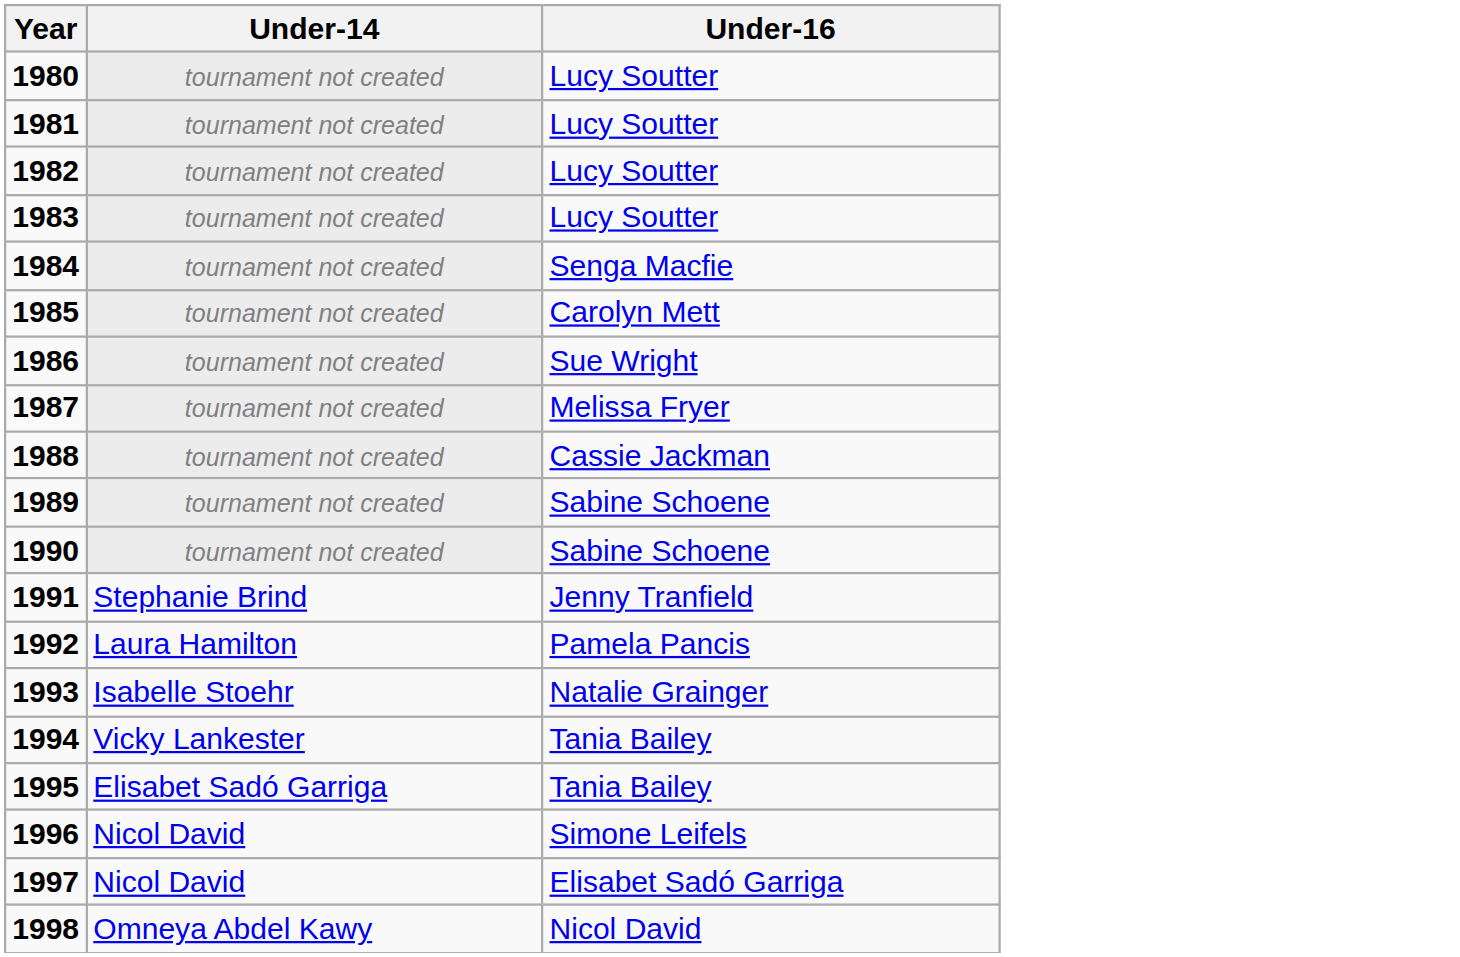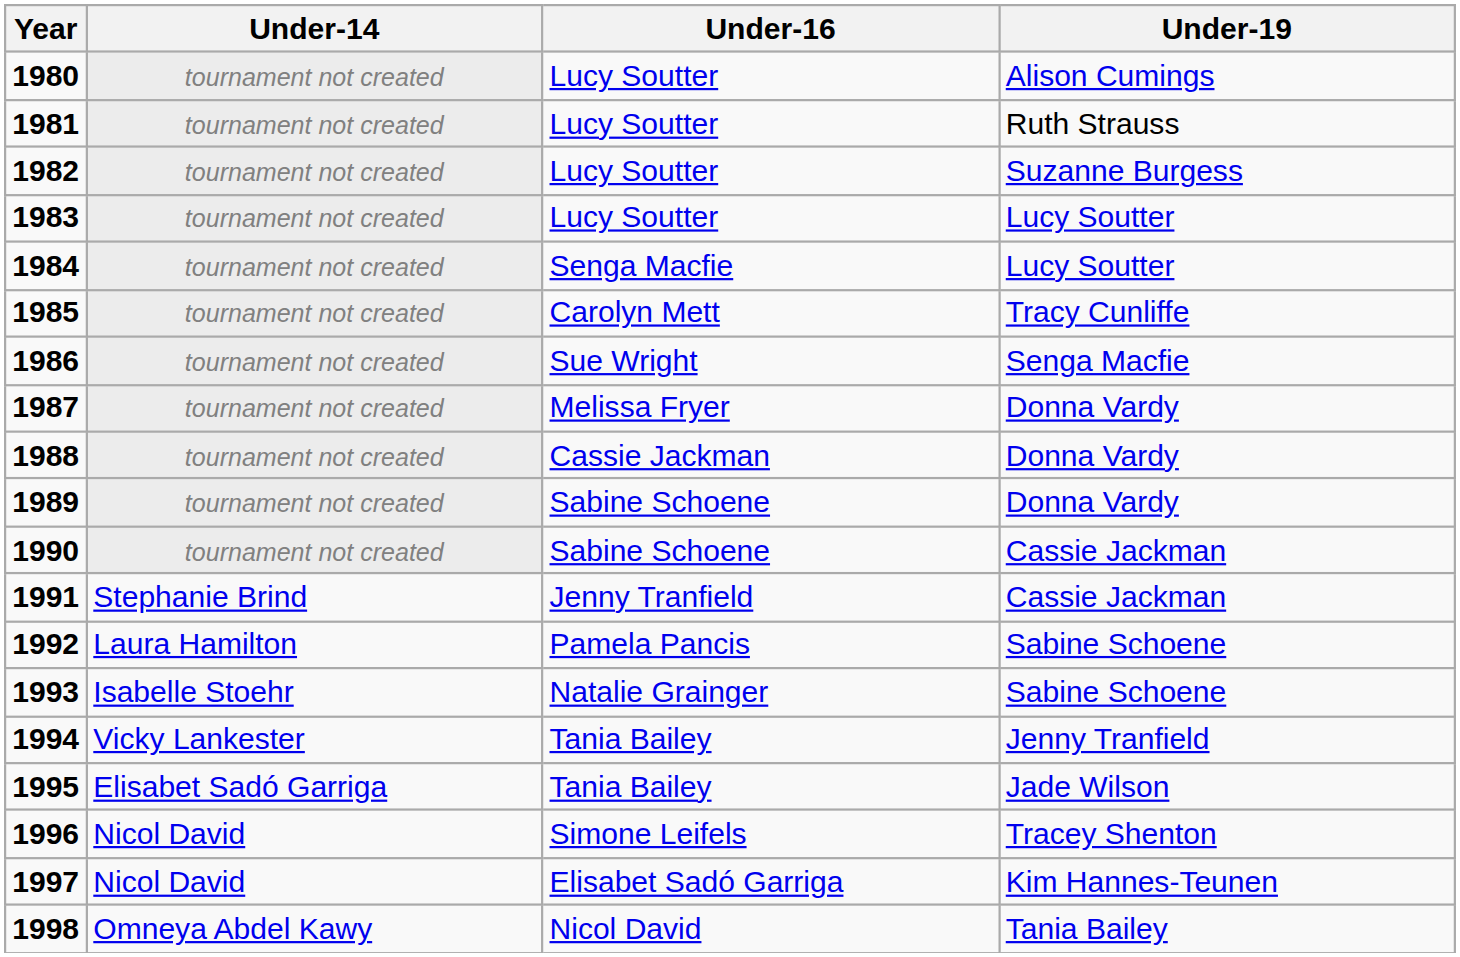+ column: (1227, 28)
